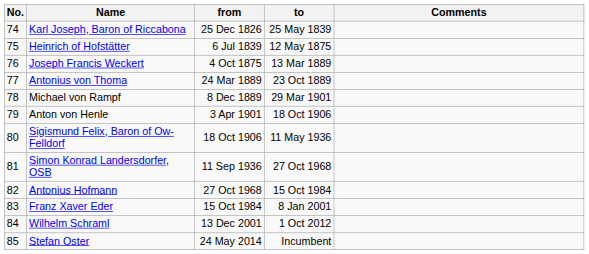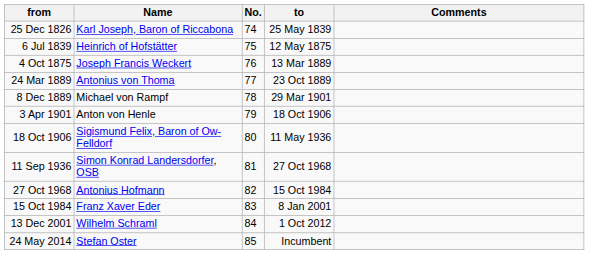columns swapped: (15, 13) <-> (229, 13)
